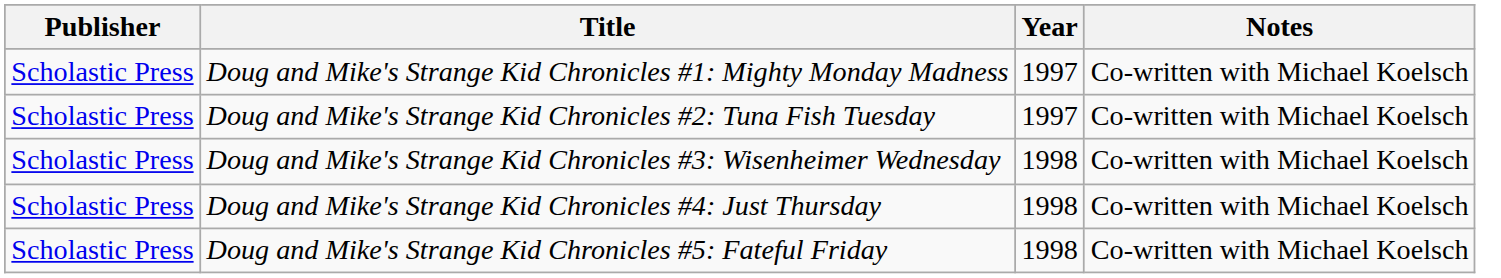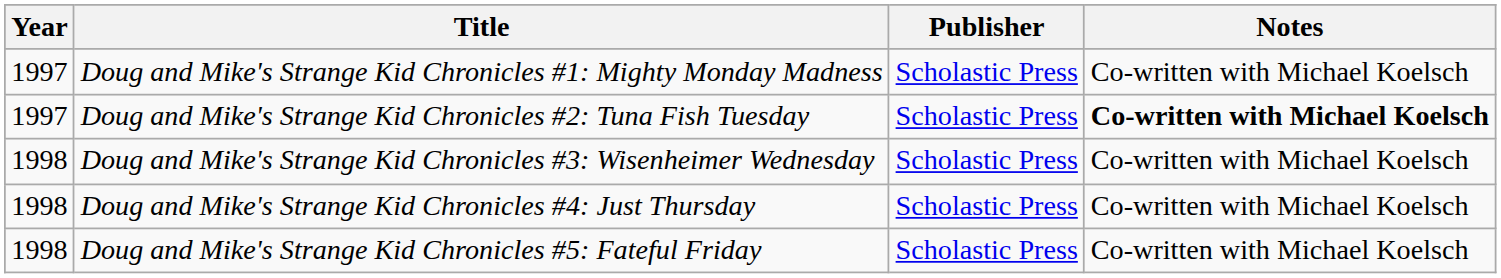columns swapped: (1050, 26) <-> (102, 26)
(1280, 116) normal -> (1290, 116) bold
